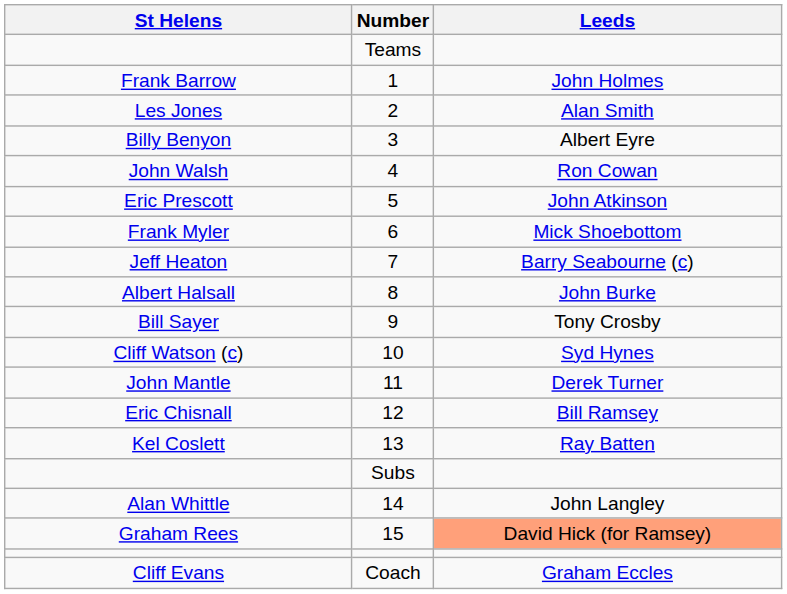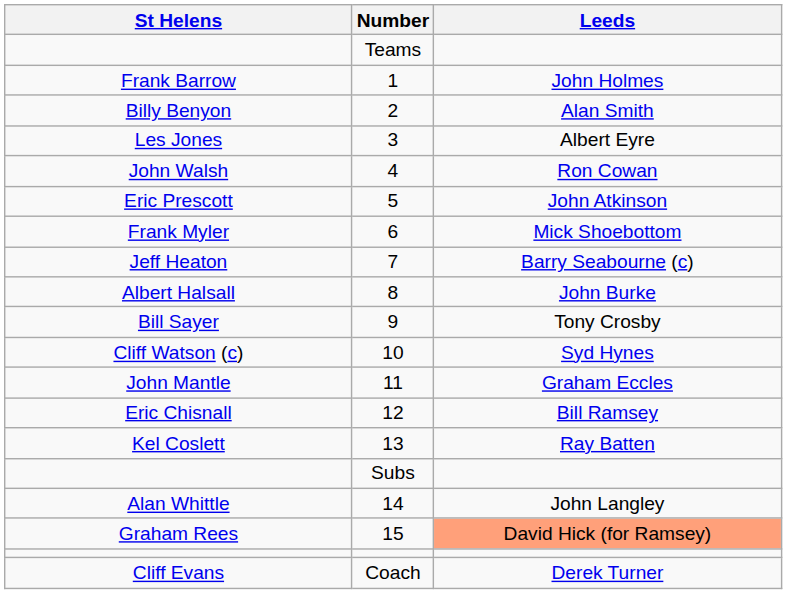(178, 110) Les Jones -> (178, 110) Billy Benyon
(178, 140) Billy Benyon -> (178, 140) Les Jones
(607, 382) Derek Turner -> (607, 382) Graham Eccles
(607, 573) Graham Eccles -> (607, 573) Derek Turner
